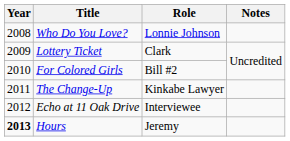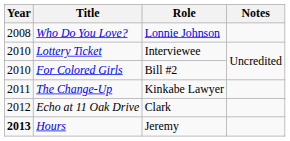(19, 51) 2009 -> (19, 51) 2010
(158, 51) Clark -> (173, 51) Interviewee
(173, 107) Interviewee -> (158, 107) Clark
